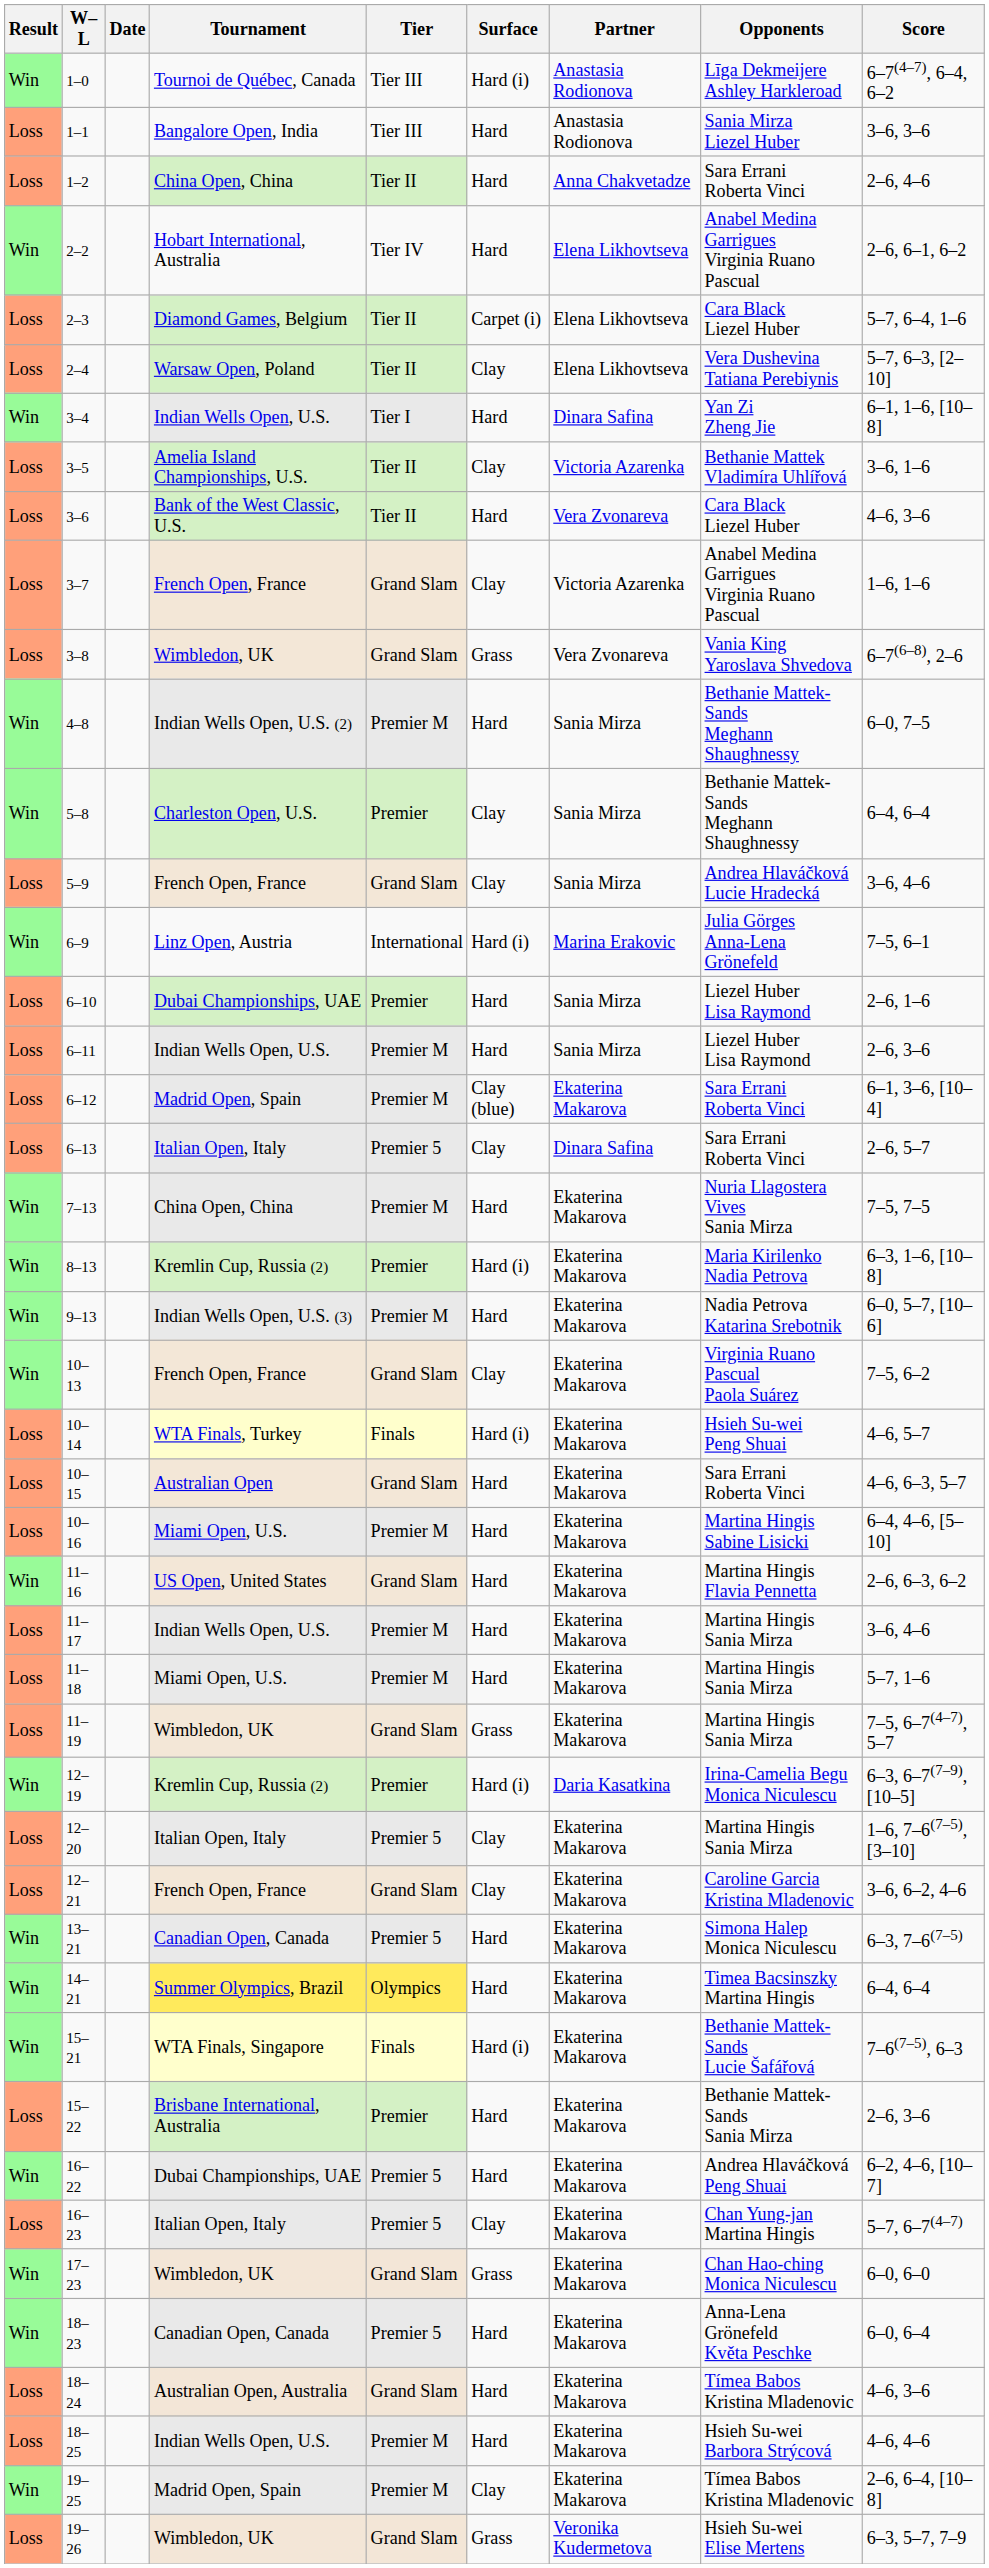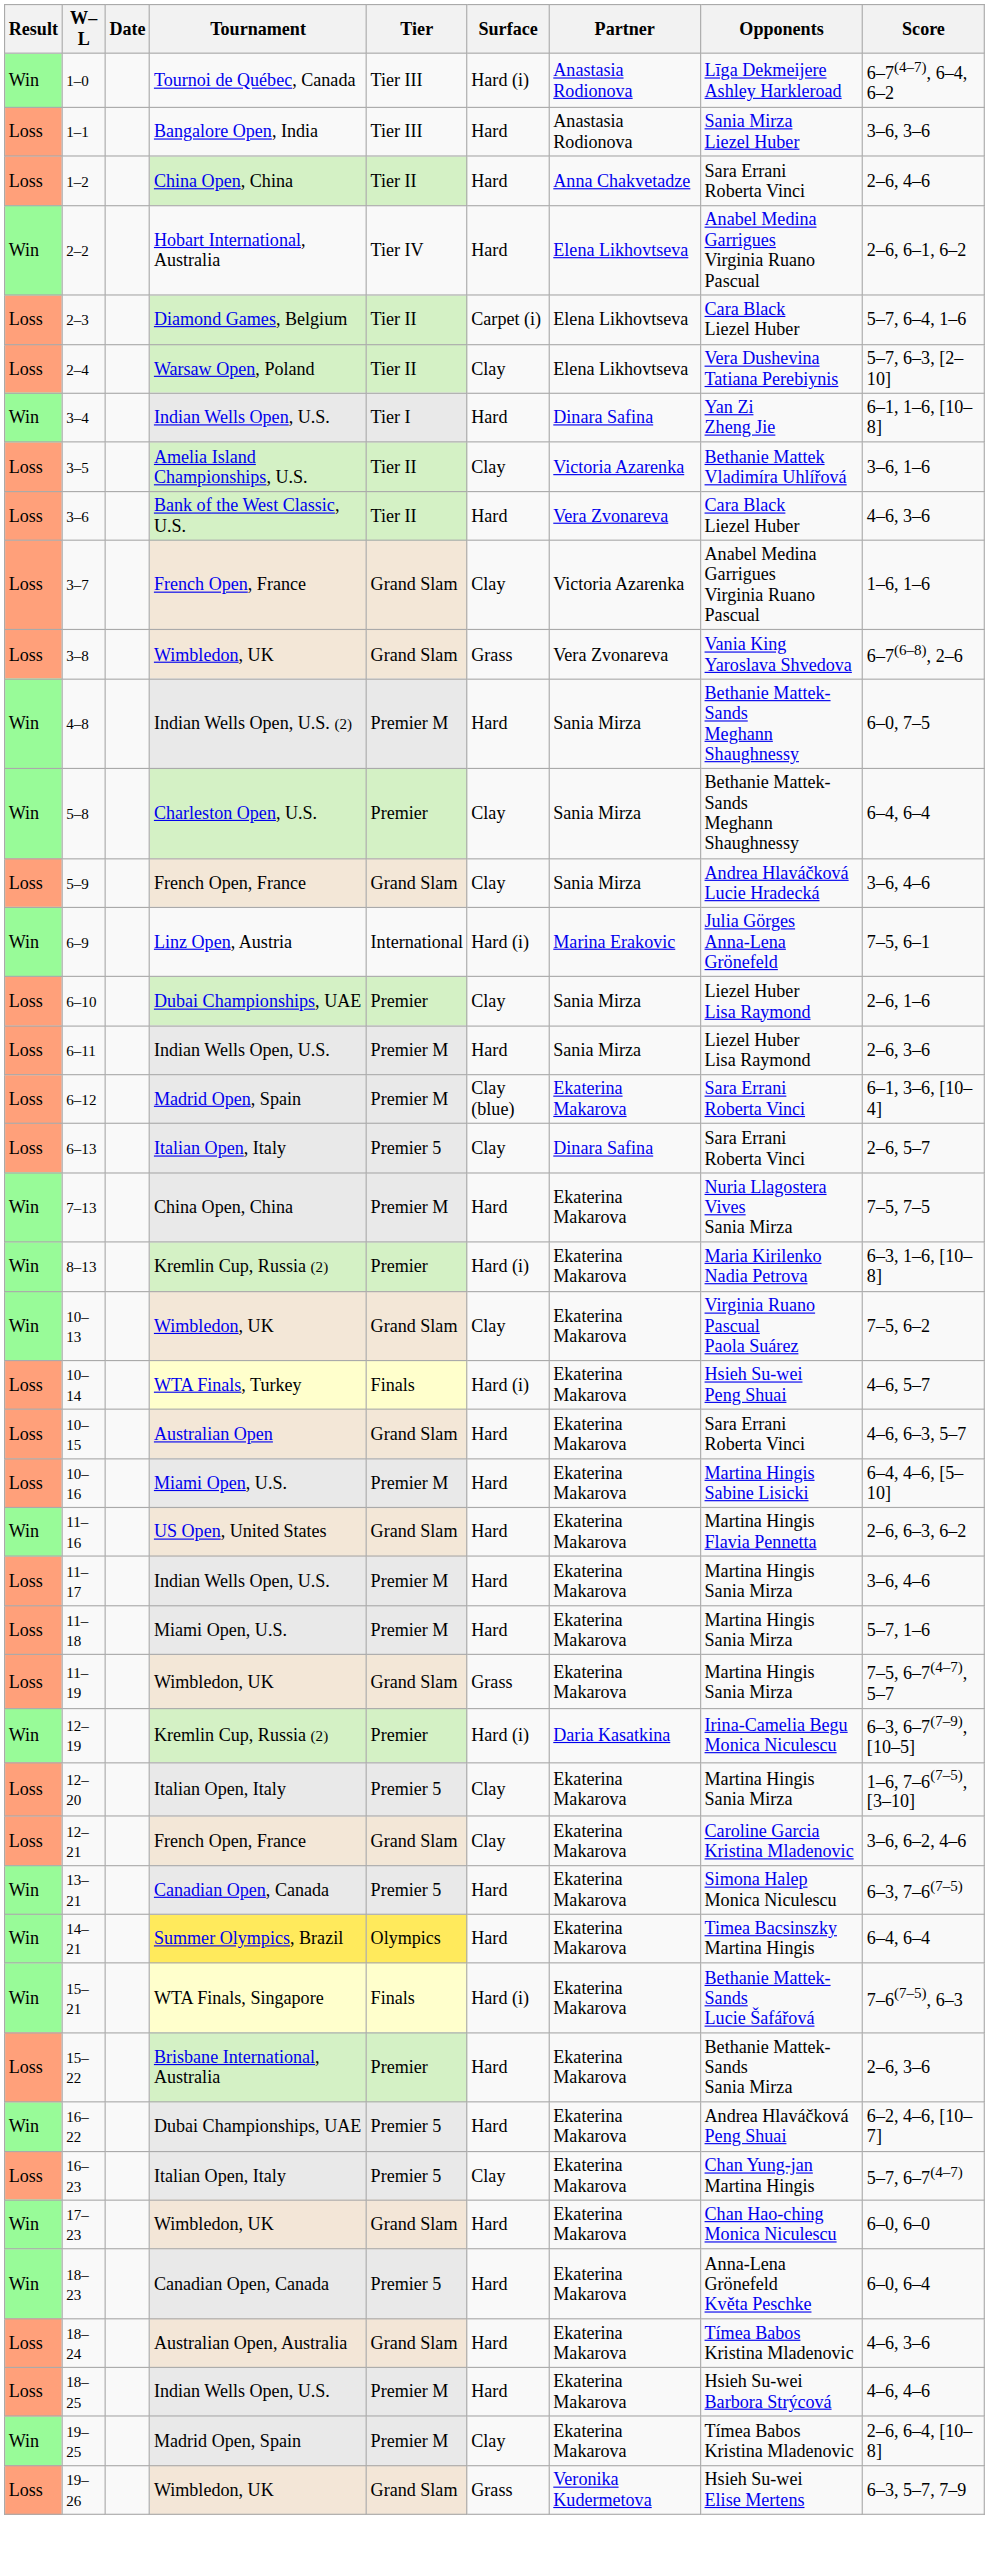(489, 1001) Hard -> (488, 1001) Clay
- row: (81, 1316)
(230, 1374) French Open, France -> (214, 1325) Wimbledon, UK
(492, 2273) Grass -> (489, 2224) Hard
